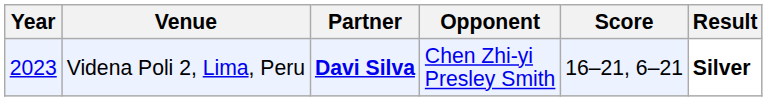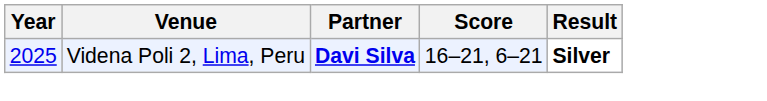- column: (490, 22)
(33, 67) 2023 -> (33, 55) 2025
